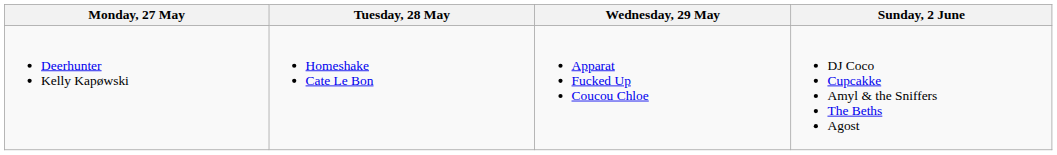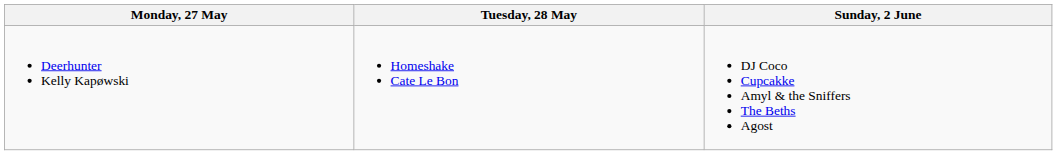- column: (663, 15)
